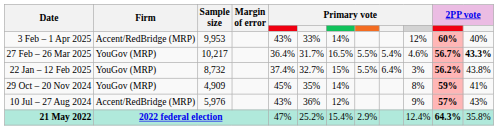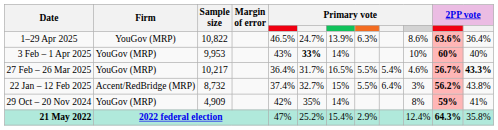+ row: (49, 39)
(145, 39) Accent/RedBridge (MRP) -> (126, 55) YouGov (MRP)
(312, 39) normal -> (312, 55) bold
(418, 39) 12% -> (418, 55) 10%
(126, 70) YouGov (MRP) -> (145, 86) Accent/RedBridge (MRP)
(283, 86) 45% -> (283, 102) 42%
- row: (50, 102)
